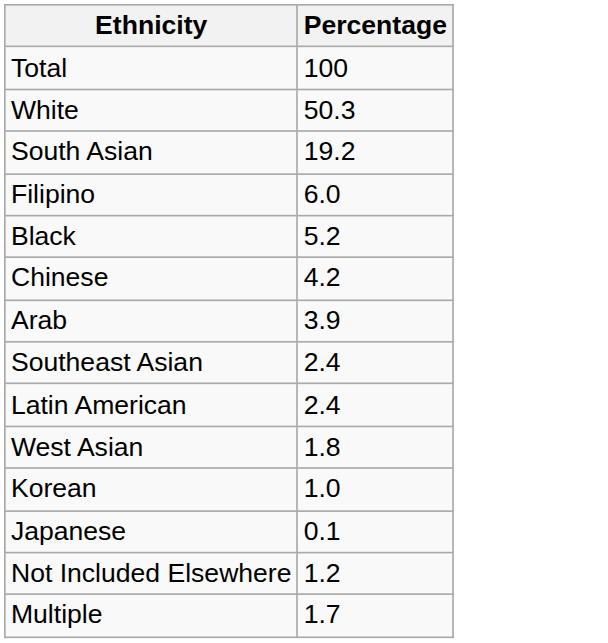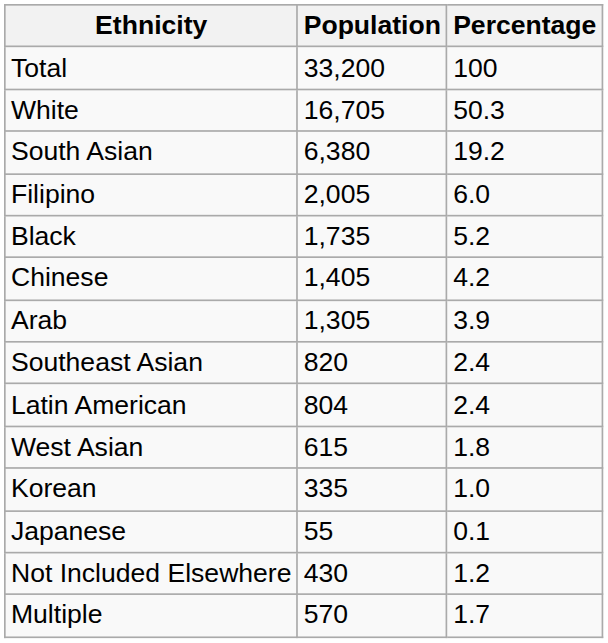+ column: (372, 25)
